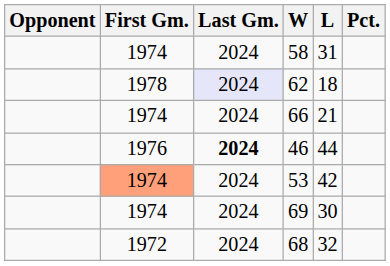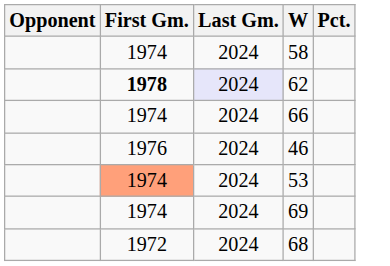- column: (328, 20)
(147, 84) normal -> (147, 84) bold
(238, 148) bold -> (238, 148) normal
